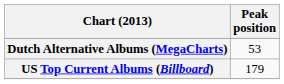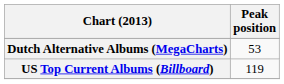(255, 68) 179 -> (255, 68) 119
